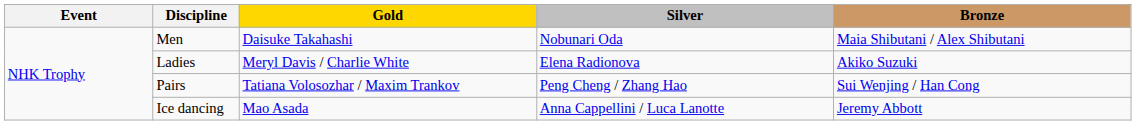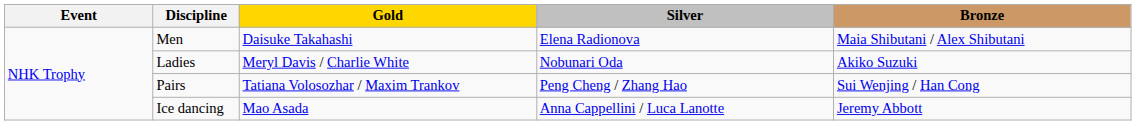(581, 39) Nobunari Oda -> (590, 39) Elena Radionova
(590, 62) Elena Radionova -> (581, 62) Nobunari Oda
